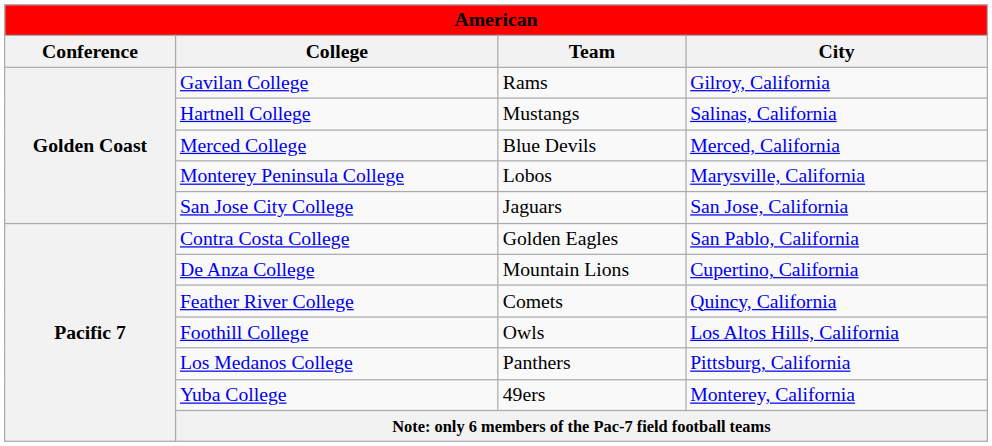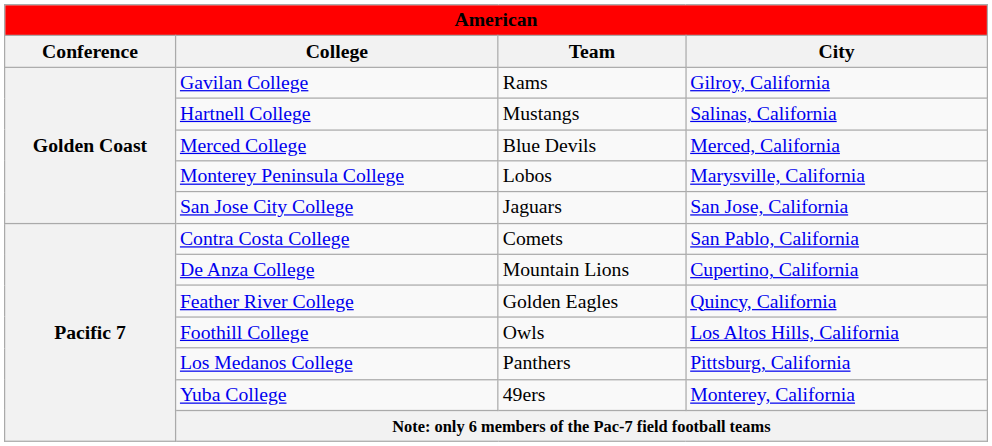(560, 238) Golden Eagles -> (533, 238) Comets
(533, 301) Comets -> (560, 301) Golden Eagles
